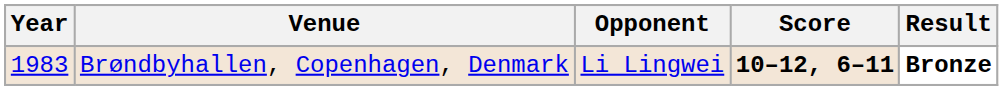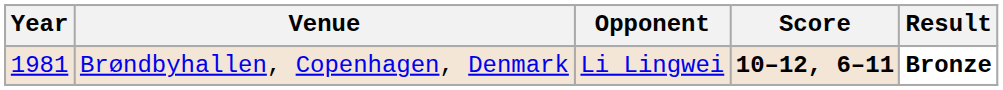(40, 65) 1983 -> (40, 65) 1981
